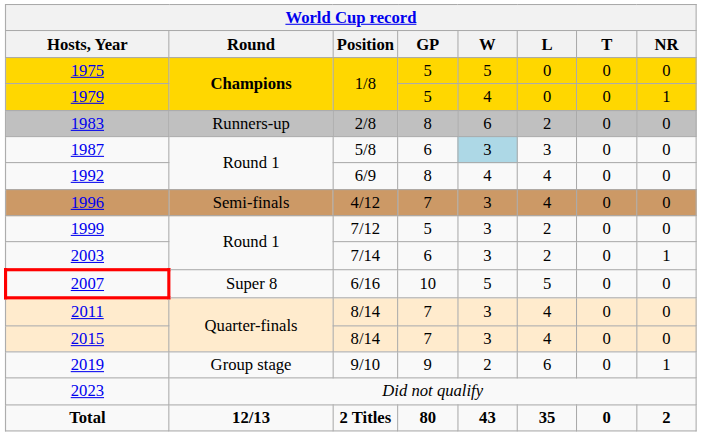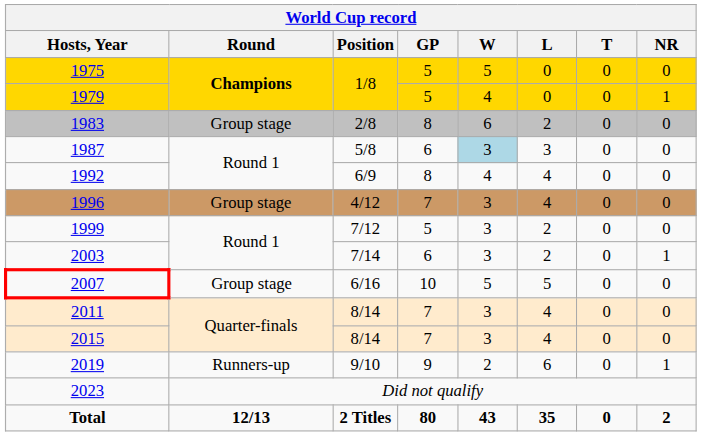(251, 123) Runners-up -> (251, 123) Group stage
(251, 202) Semi-finals -> (251, 202) Group stage
(252, 283) Super 8 -> (252, 283) Group stage
(251, 364) Group stage -> (251, 364) Runners-up
